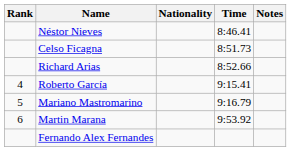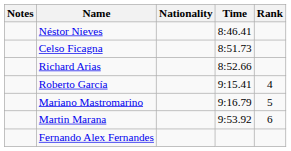columns swapped: (20, 13) <-> (270, 13)
